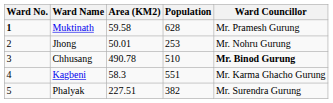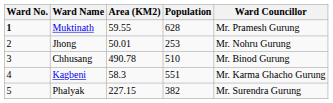(120, 28) 59.58 -> (120, 28) 59.55
(256, 59) bold -> (253, 59) normal
(122, 91) 227.51 -> (122, 91) 227.15
